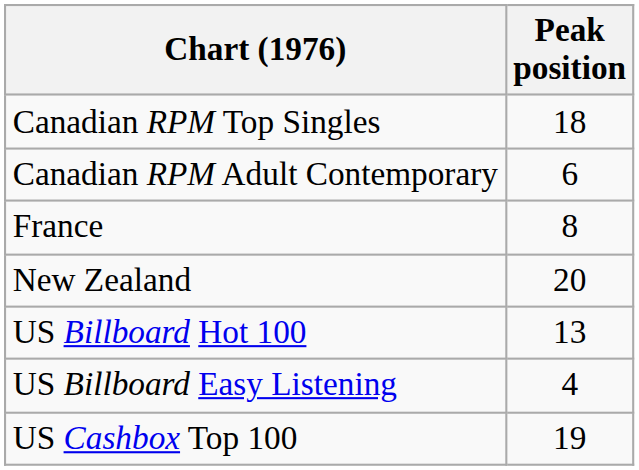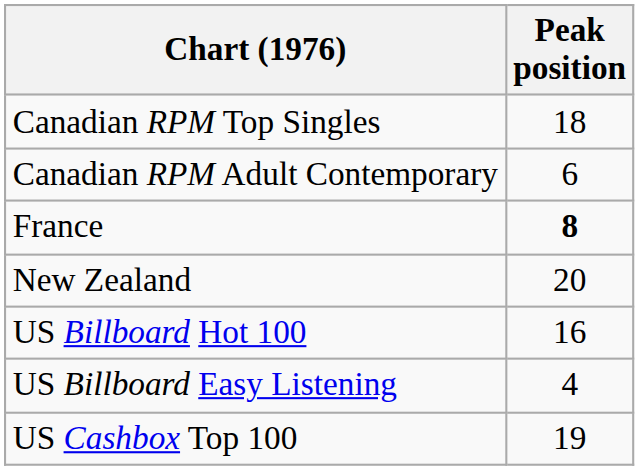(570, 226) normal -> (570, 226) bold
(570, 332) 13 -> (570, 332) 16
